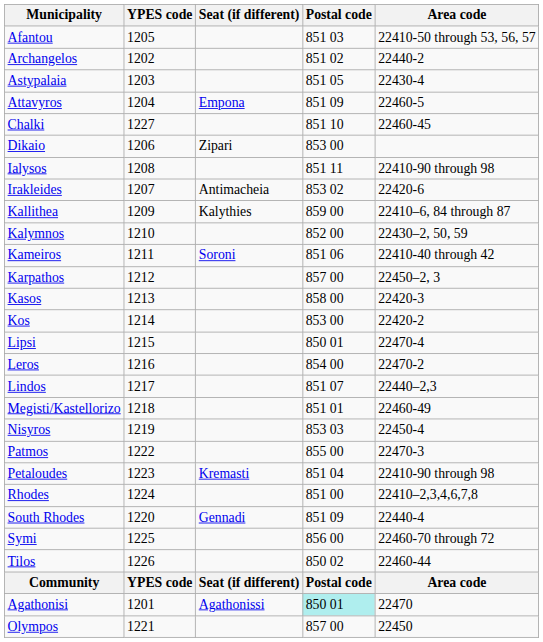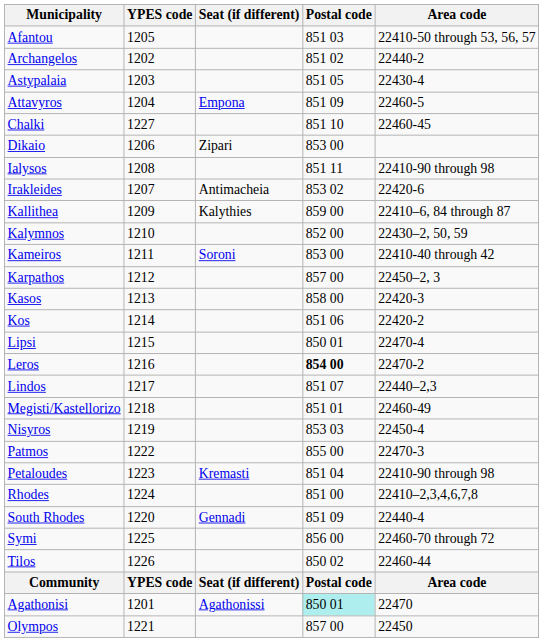(325, 255) 851 06 -> (325, 255) 853 00
(325, 320) 853 00 -> (325, 320) 851 06
(325, 364) normal -> (325, 364) bold
